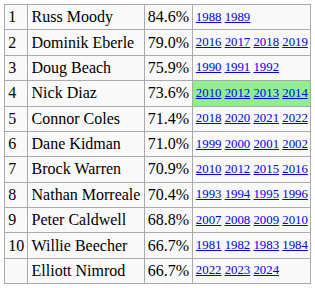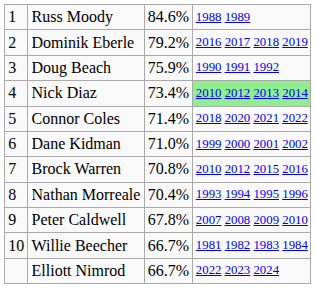(168, 42) 79.0% -> (168, 42) 79.2%
(168, 93) 73.6% -> (168, 93) 73.4%
(168, 169) 70.9% -> (168, 169) 70.8%
(168, 220) 68.8% -> (168, 220) 67.8%
